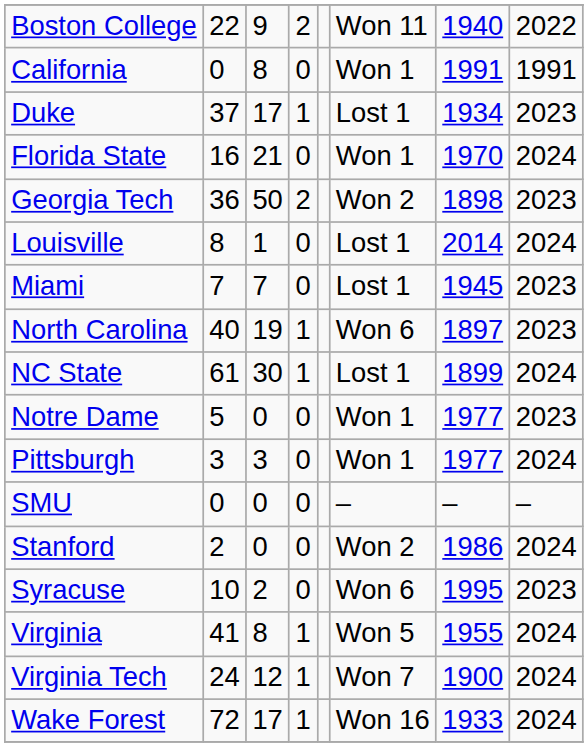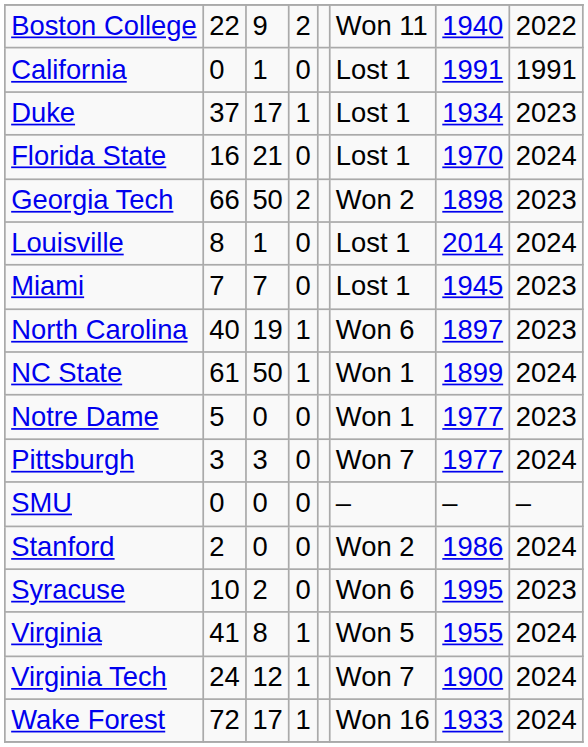(260, 69) 8 -> (260, 69) 1
(375, 69) Won 1 -> (373, 69) Lost 1
(375, 156) Won 1 -> (373, 156) Lost 1
(225, 199) 36 -> (225, 199) 66
(268, 373) 30 -> (268, 373) 50
(373, 373) Lost 1 -> (375, 373) Won 1
(375, 460) Won 1 -> (375, 460) Won 7
